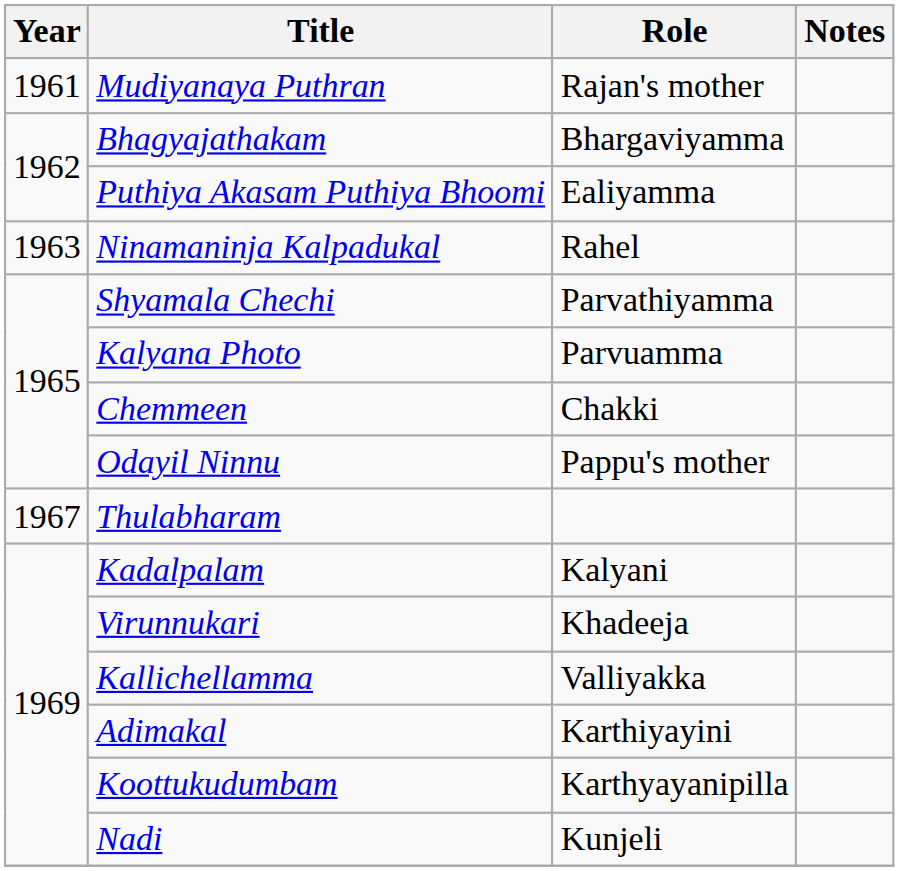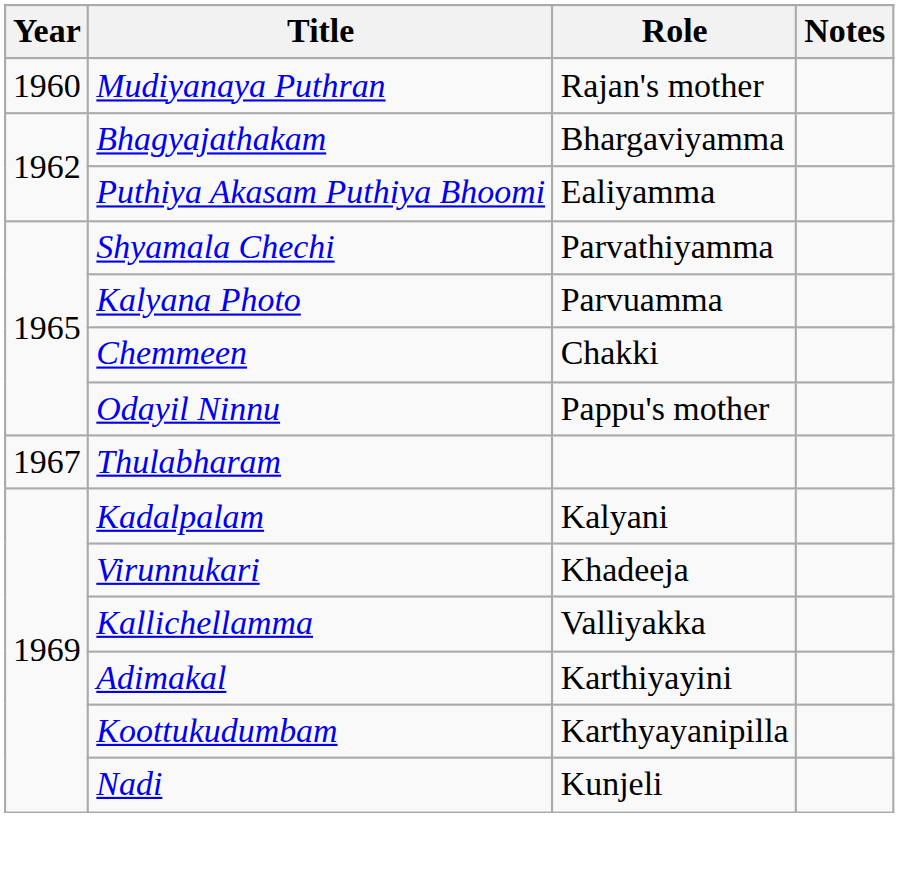(47, 85) 1961 -> (47, 85) 1960
- row: (268, 246)
